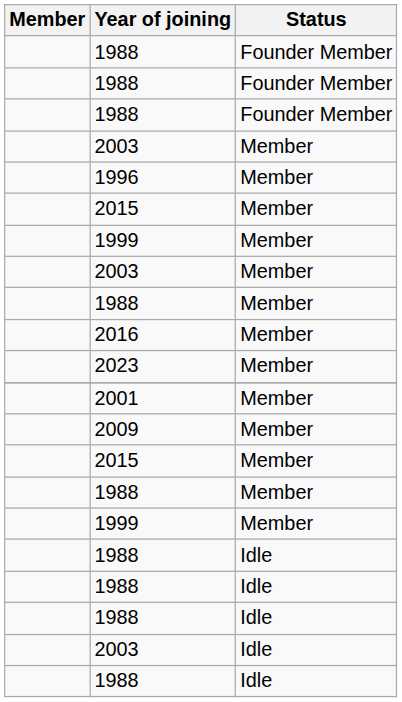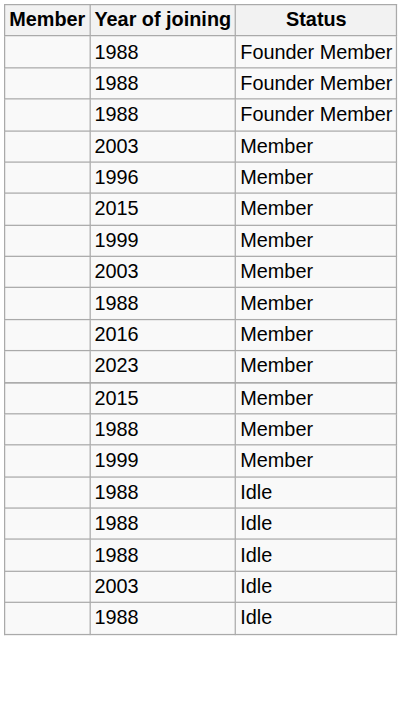- row: (116, 397)
- row: (116, 429)
